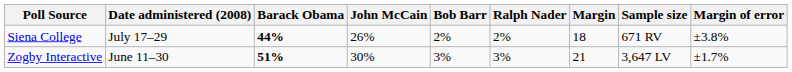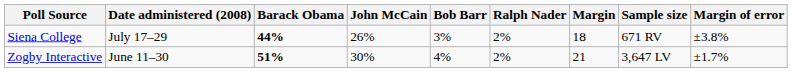(442, 36) 2% -> (442, 36) 3%
(442, 57) 3% -> (442, 57) 4%
(502, 57) 3% -> (502, 57) 2%
